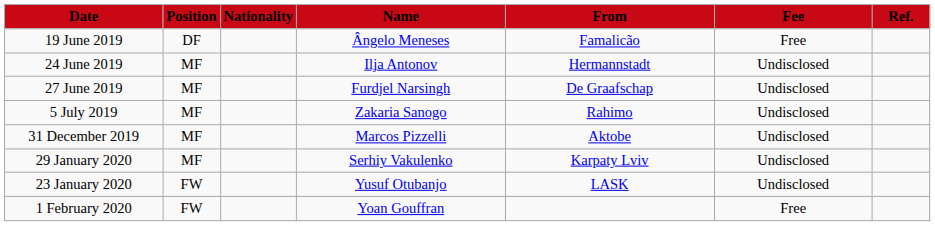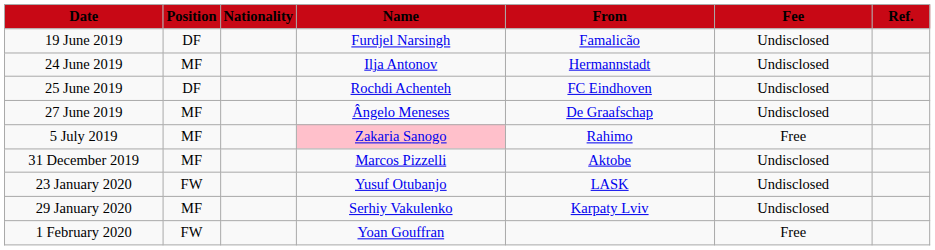(401, 40) Ângelo Meneses -> (401, 40) Furdjel Narsingh
(793, 40) Free -> (793, 40) Undisclosed
+ row: (84, 88)
(401, 88) Furdjel Narsingh -> (401, 112) Ângelo Meneses
(401, 112) no background -> (401, 136) pink background
(793, 112) Undisclosed -> (793, 136) Free
rows swapped: (84, 184) <-> (84, 160)
